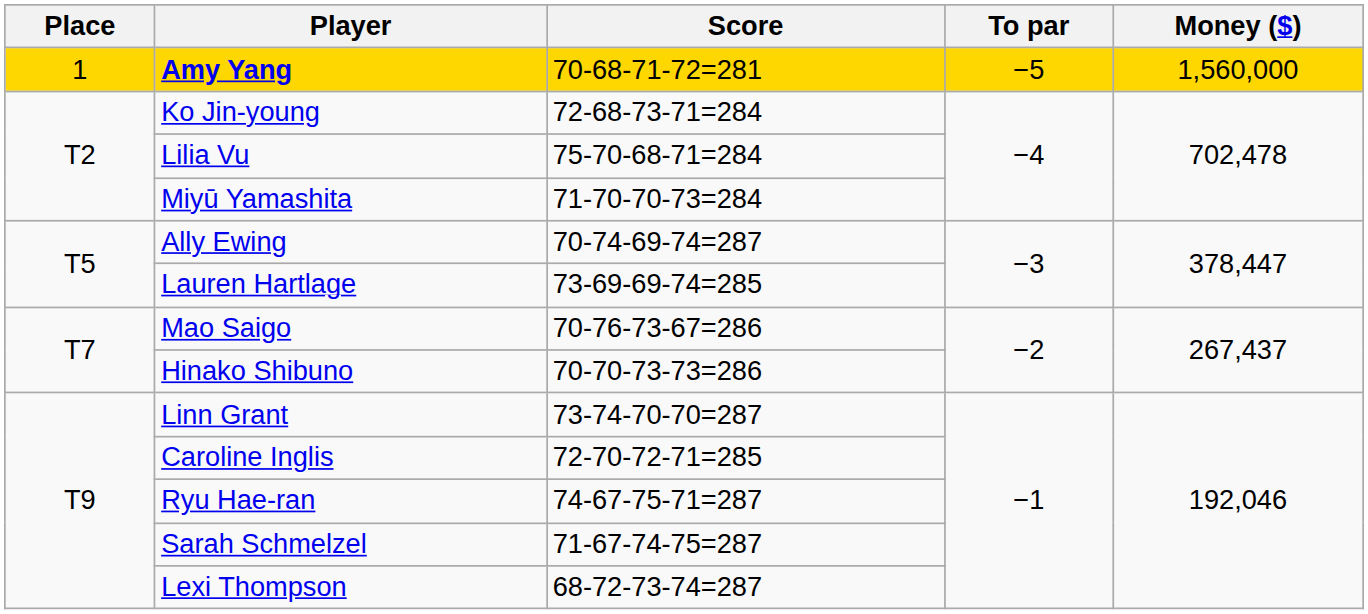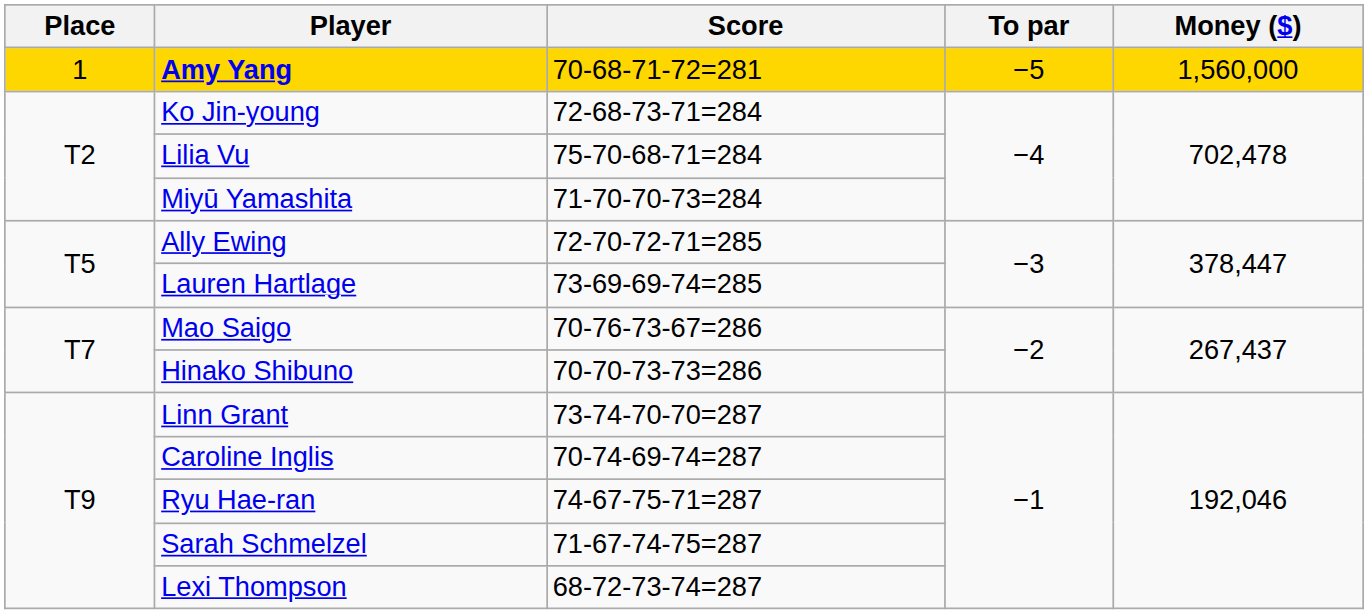(657, 241) 70-74-69-74=287 -> (657, 241) 72-70-72-71=285
(657, 457) 72-70-72-71=285 -> (657, 457) 70-74-69-74=287
